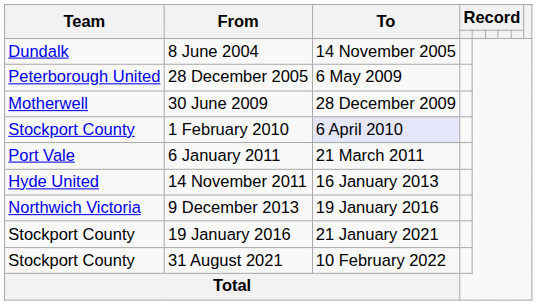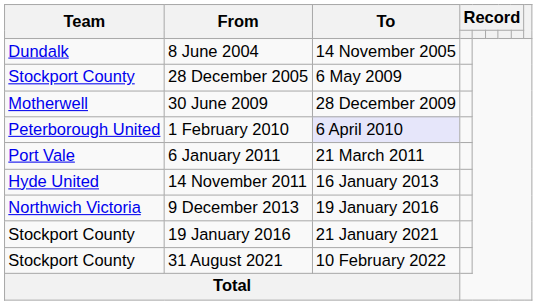(84, 77) Peterborough United -> (72, 77) Stockport County
(72, 129) Stockport County -> (84, 129) Peterborough United
